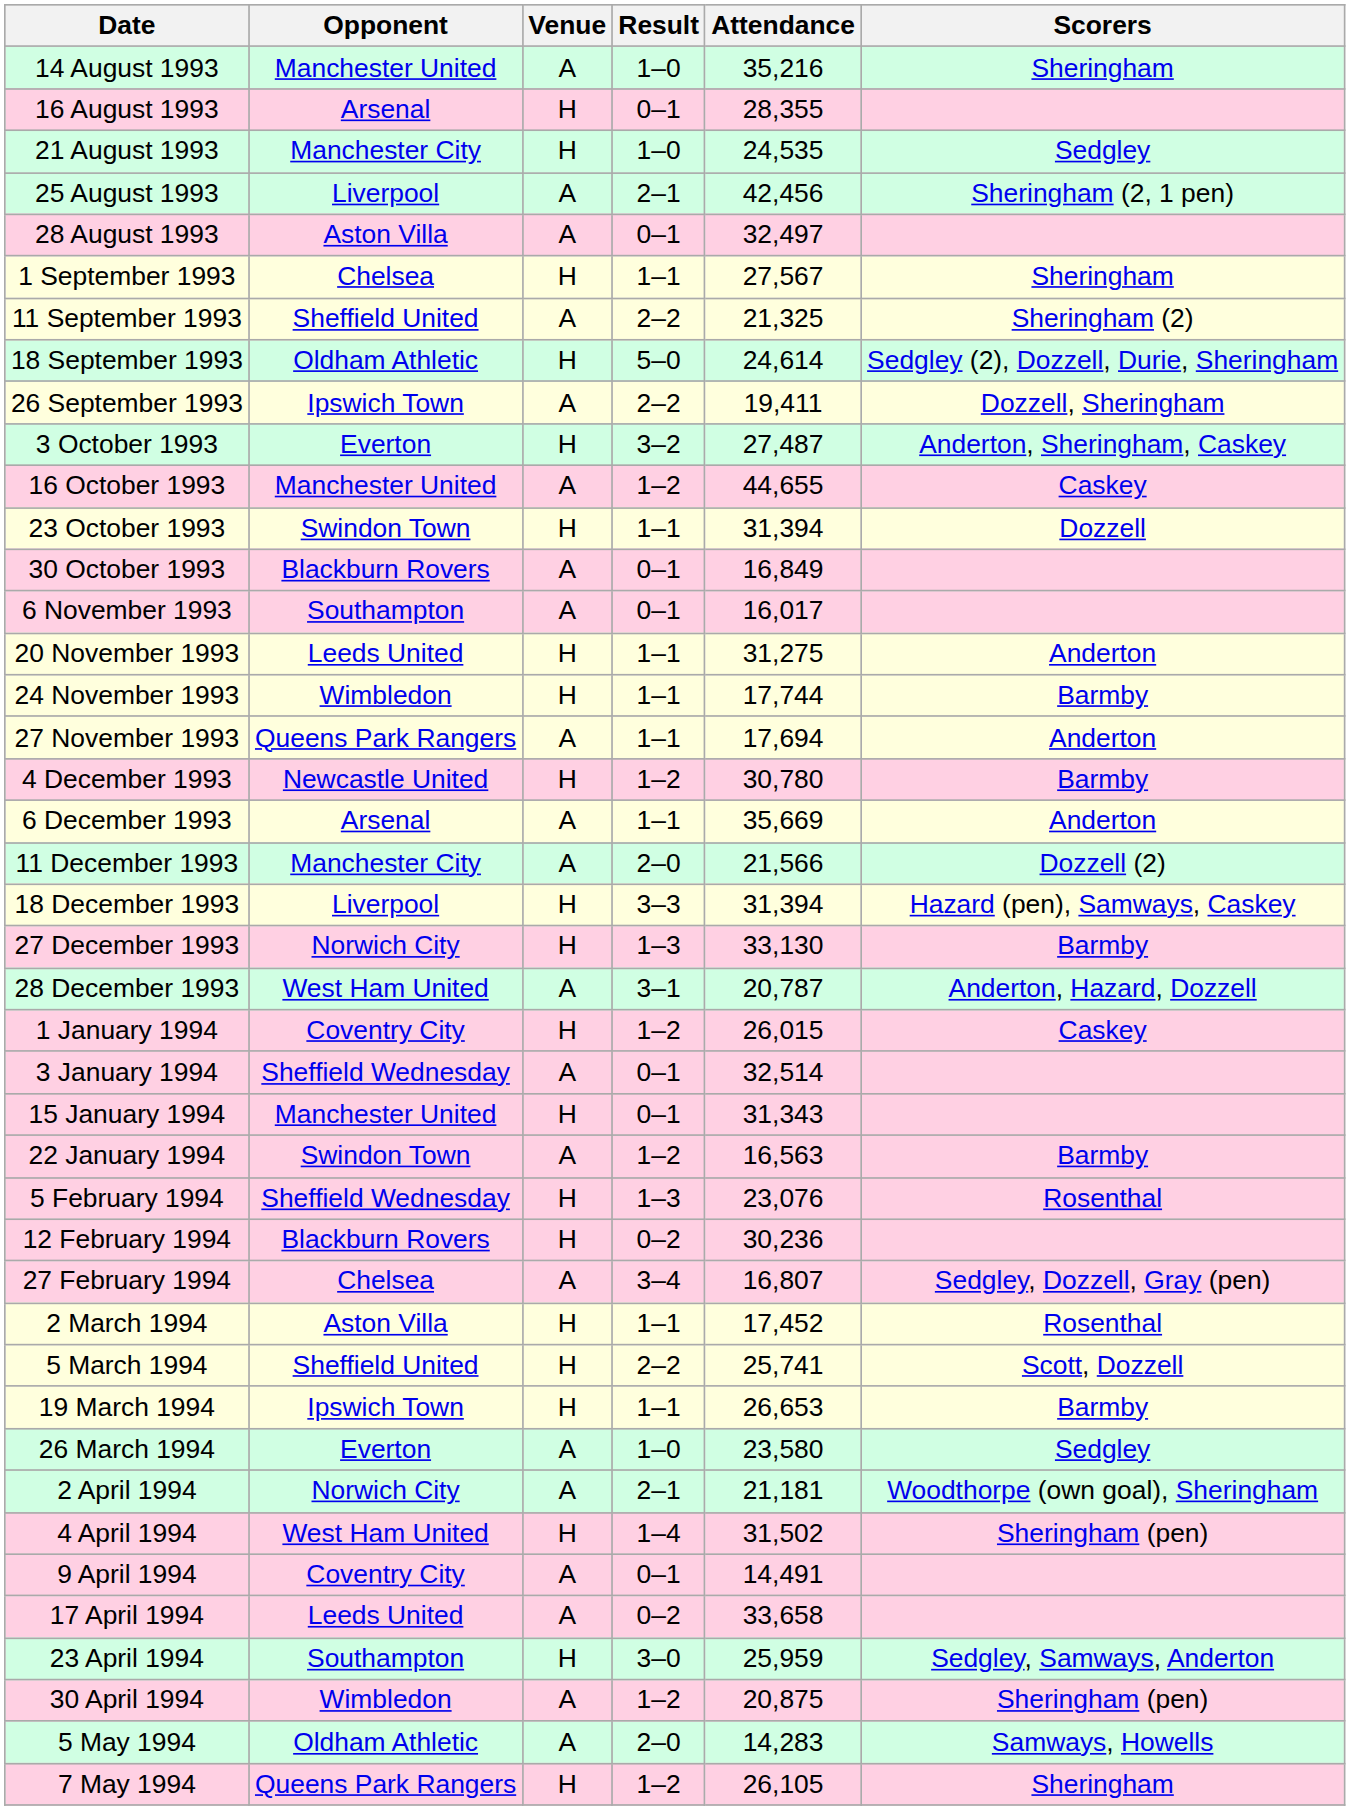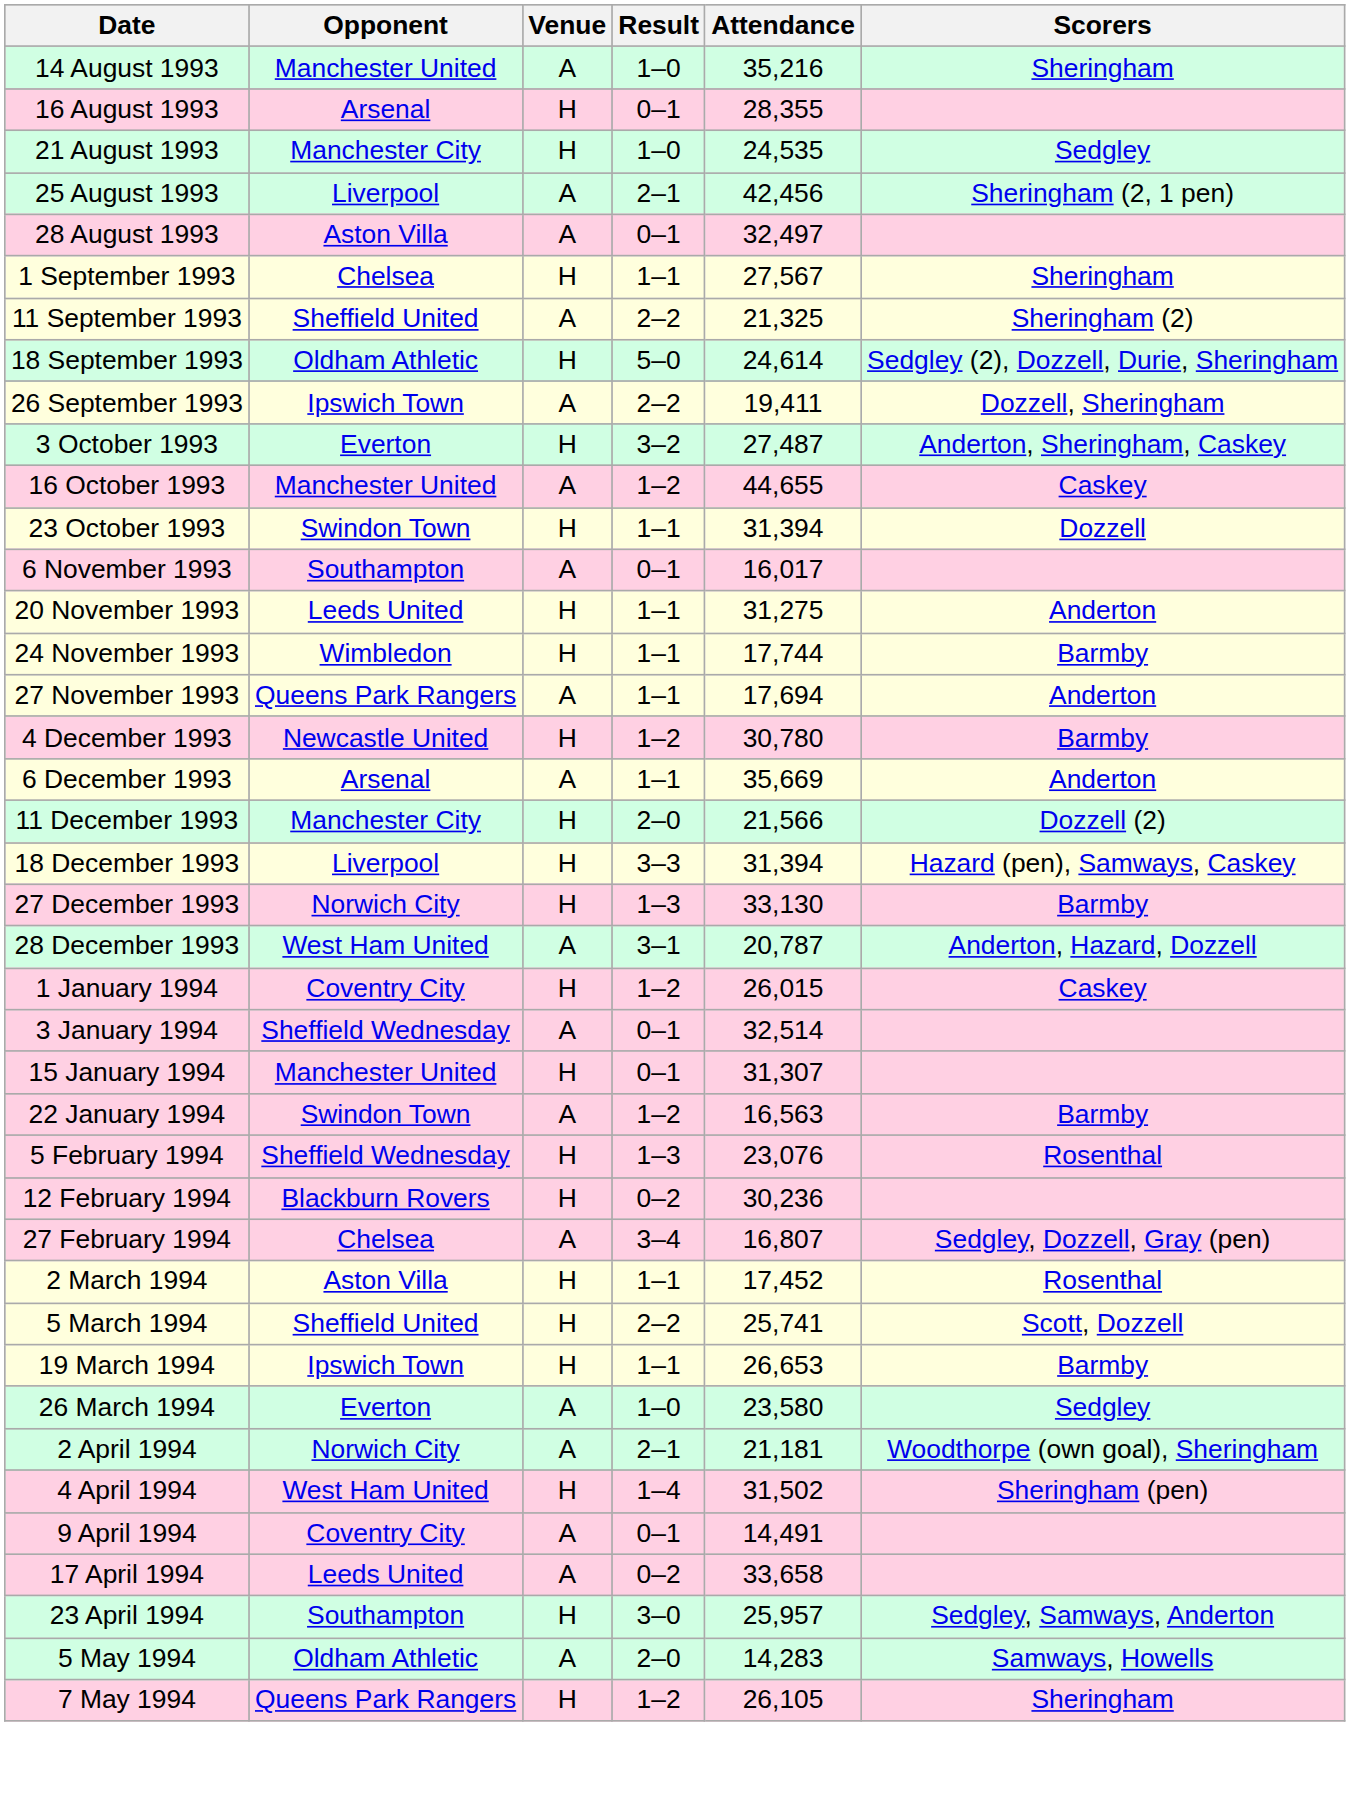- row: (127, 569)
(567, 862) A -> (567, 820) H
(783, 1114) 31,343 -> (783, 1072) 31,307
(783, 1658) 25,959 -> (783, 1616) 25,957
- row: (127, 1700)
